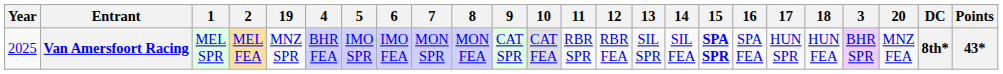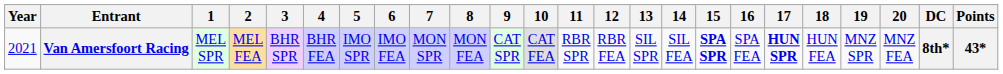columns swapped: (861, 15) <-> (286, 15)
(22, 48) 2025 -> (22, 48) 2021
(786, 48) normal -> (784, 48) bold
